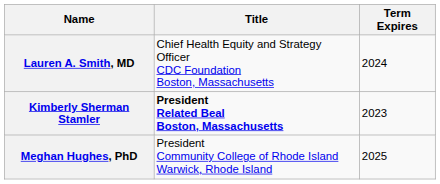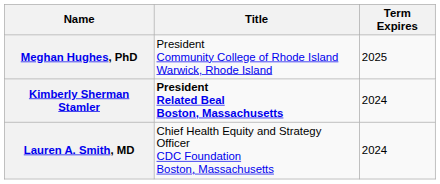rows swapped: (79, 157) <-> (79, 63)
(374, 113) 2023 -> (374, 100) 2024
